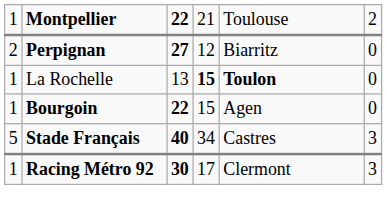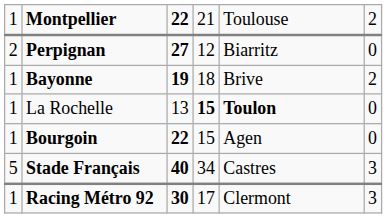+ row: (59, 79)
